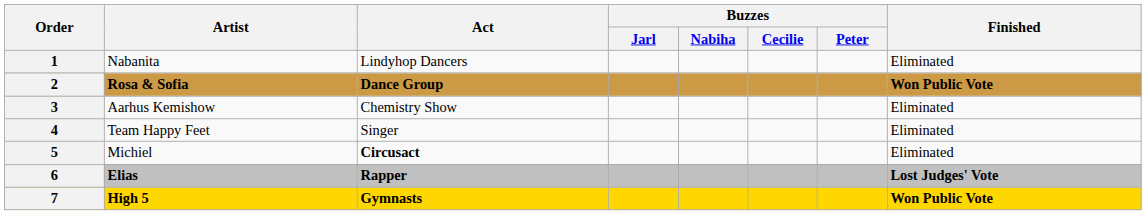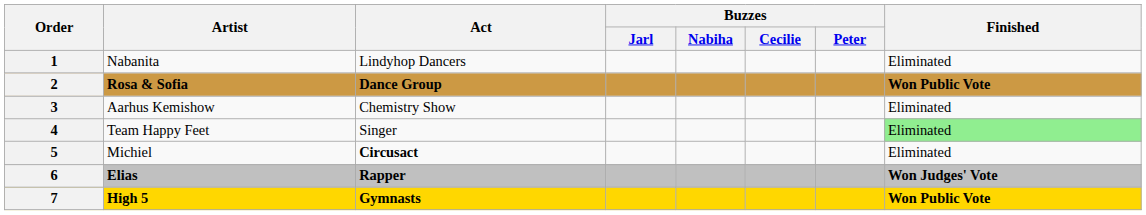(922, 130) no background -> (920, 130) lightgreen background
(944, 175) Lost Judges' Vote -> (943, 175) Won Judges' Vote
